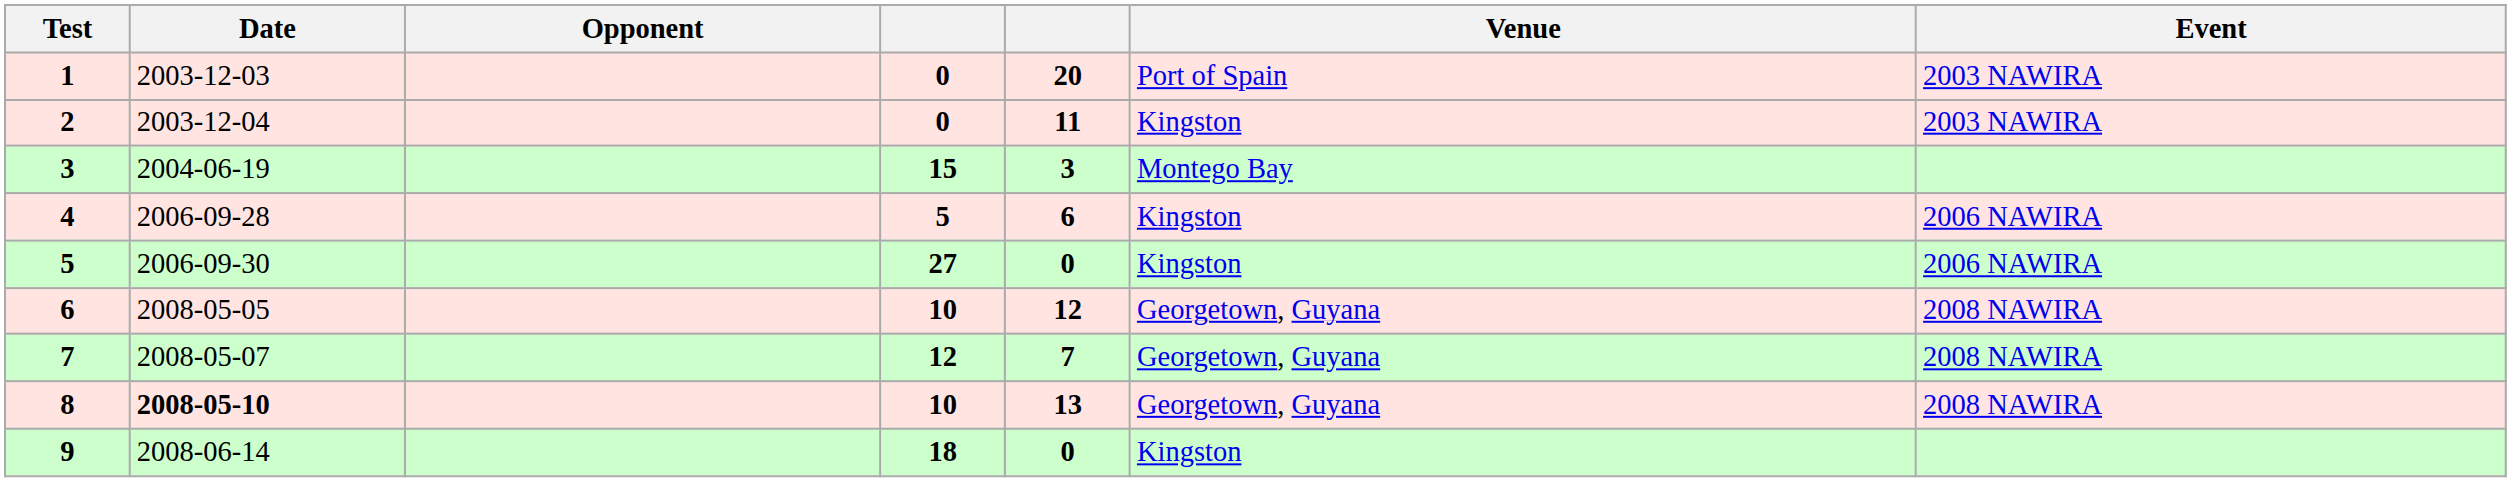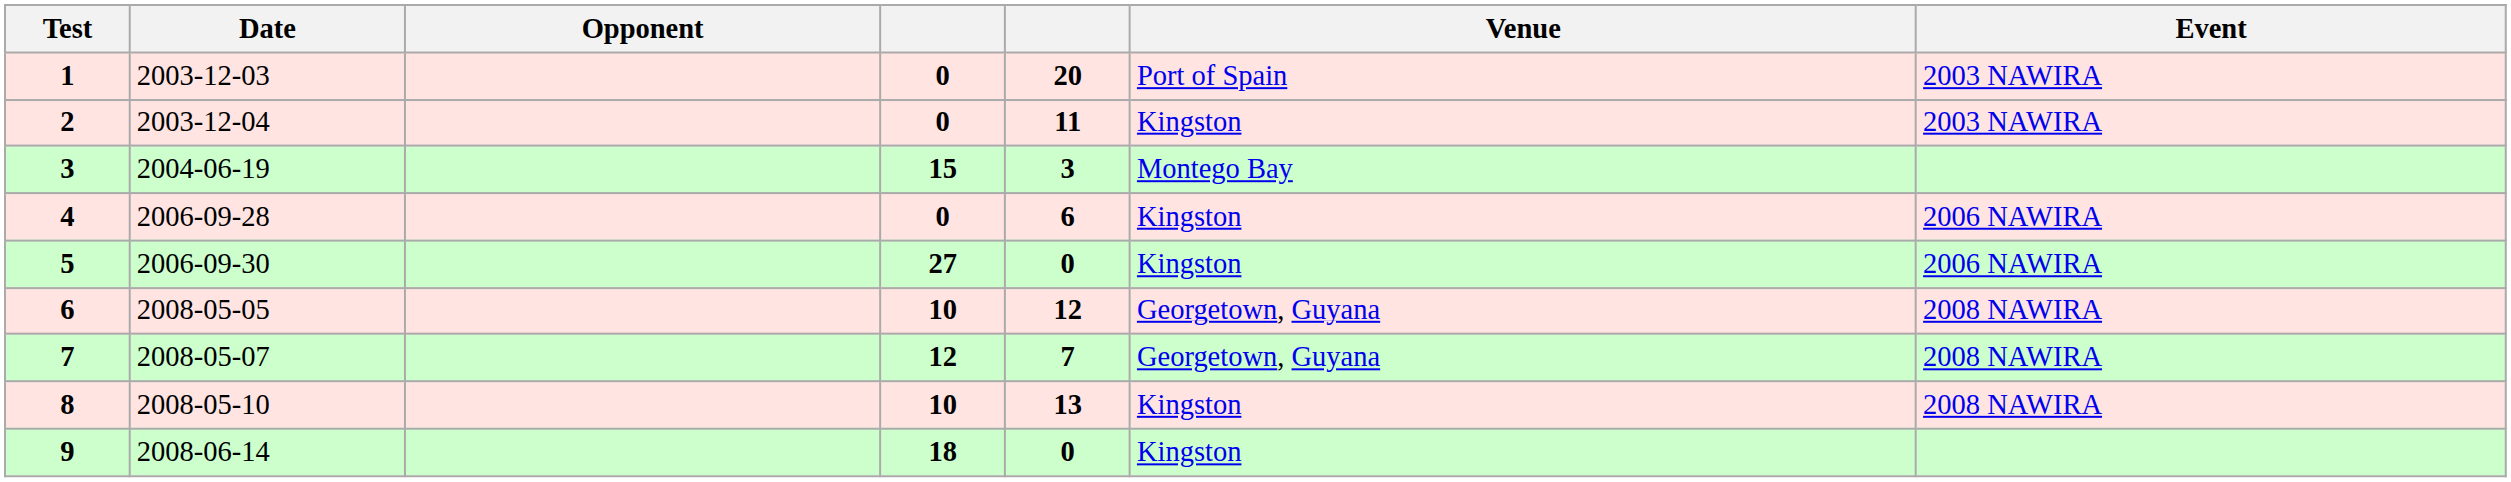(943, 216) 5 -> (943, 216) 0
(203, 404) bold -> (203, 404) normal
(1259, 404) Georgetown, Guyana -> (1189, 404) Kingston
